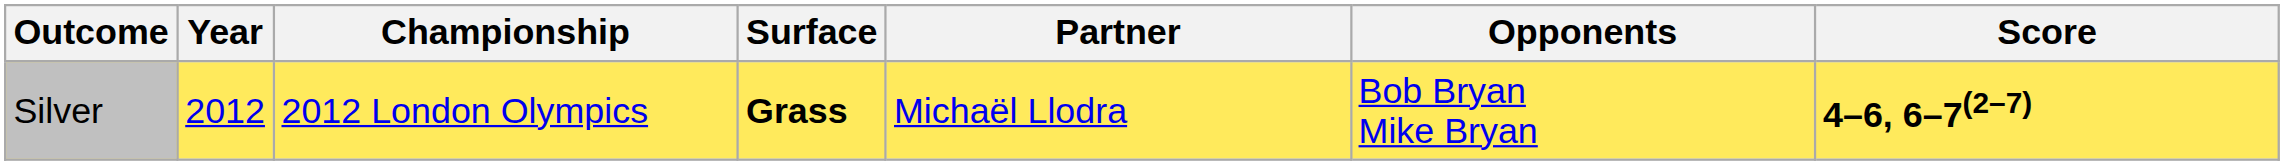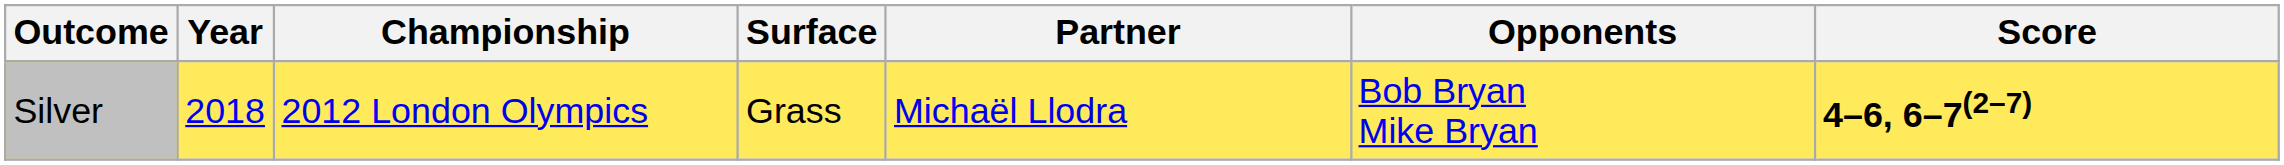(225, 109) 2012 -> (225, 109) 2018
(797, 109) bold -> (794, 109) normal
